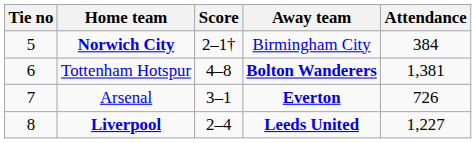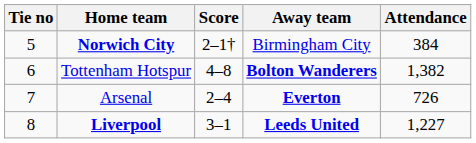(426, 71) 1,381 -> (426, 71) 1,382
(219, 97) 3–1 -> (219, 97) 2–4
(219, 124) 2–4 -> (219, 124) 3–1
